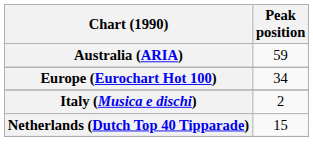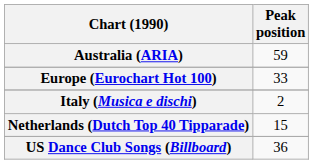(281, 78) 34 -> (281, 78) 33
+ row: (128, 147)
